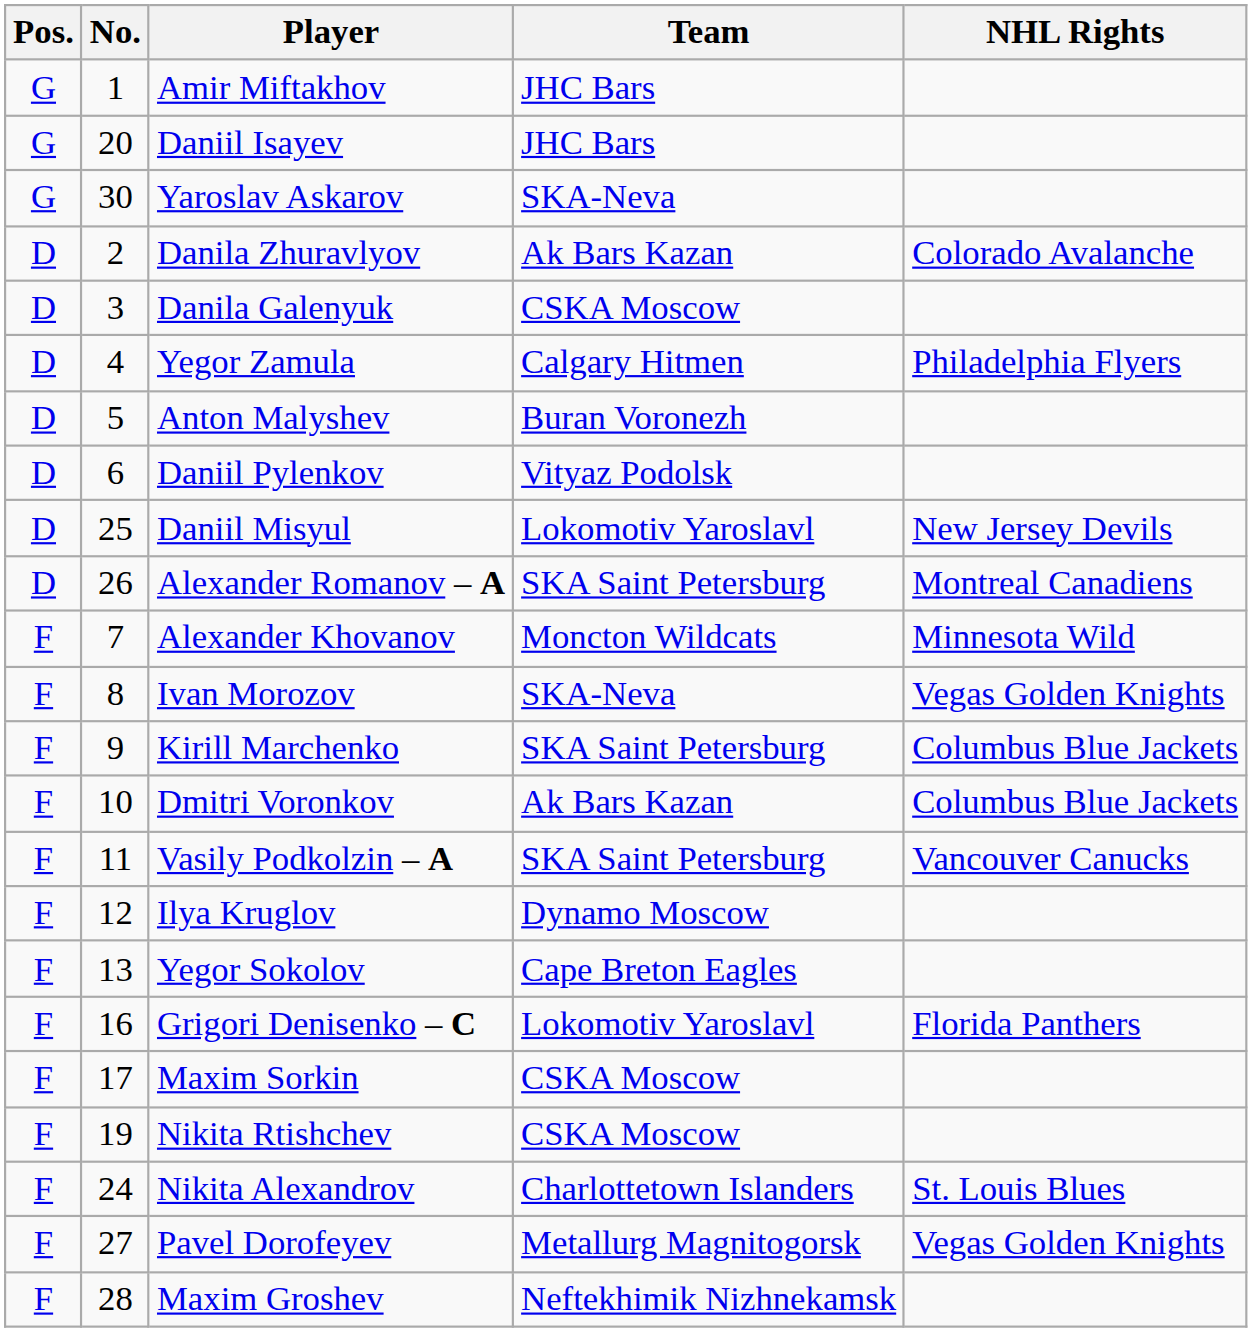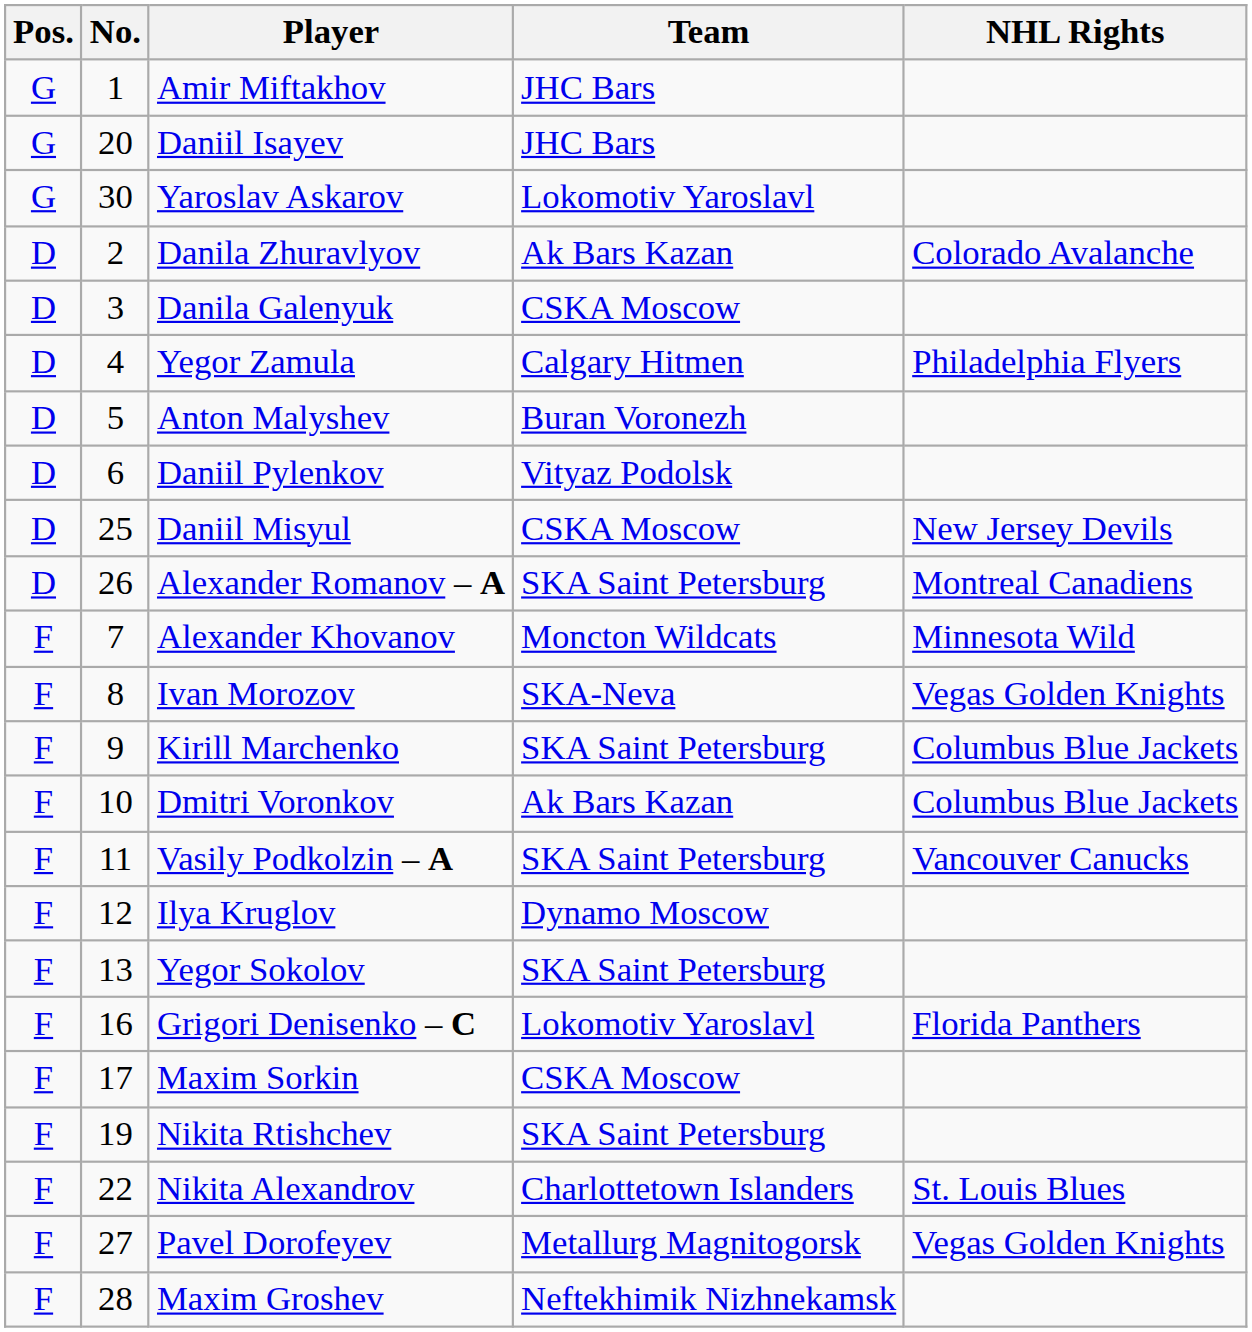(598, 197) SKA-Neva -> (668, 197) Lokomotiv Yaroslavl
(668, 527) Lokomotiv Yaroslavl -> (631, 527) CSKA Moscow
(659, 968) Cape Breton Eagles -> (673, 968) SKA Saint Petersburg
(631, 1133) CSKA Moscow -> (673, 1133) SKA Saint Petersburg
(115, 1188) 24 -> (115, 1188) 22
